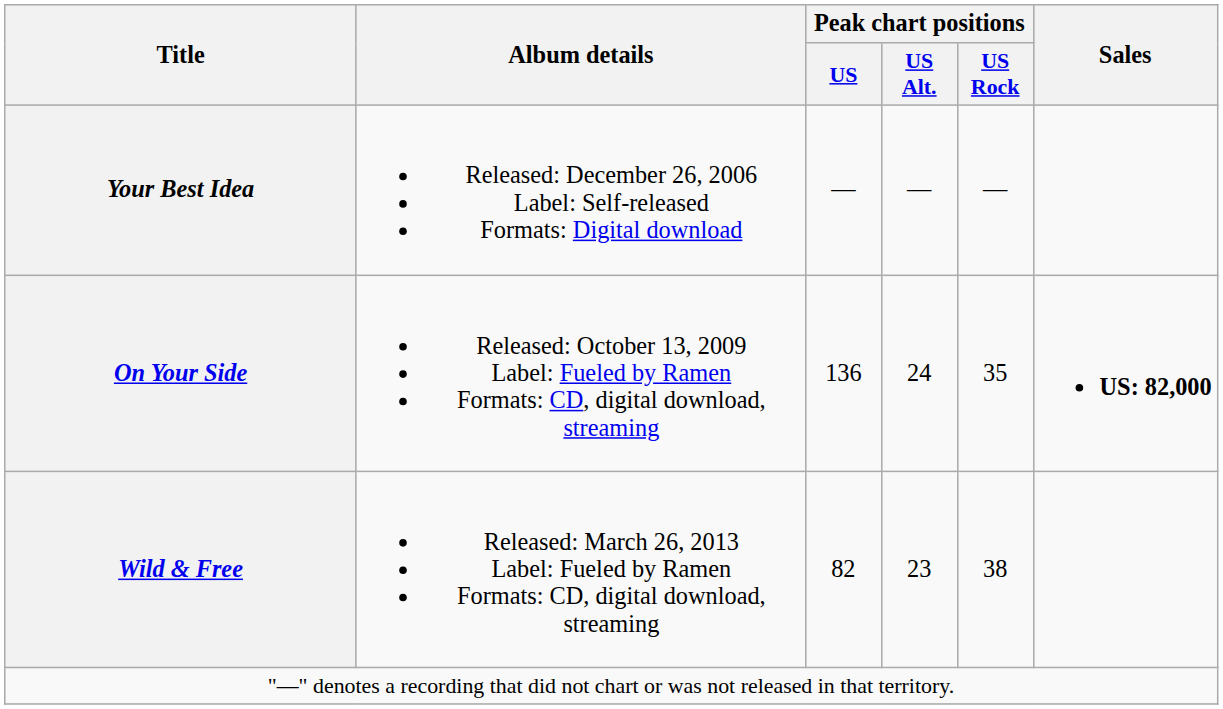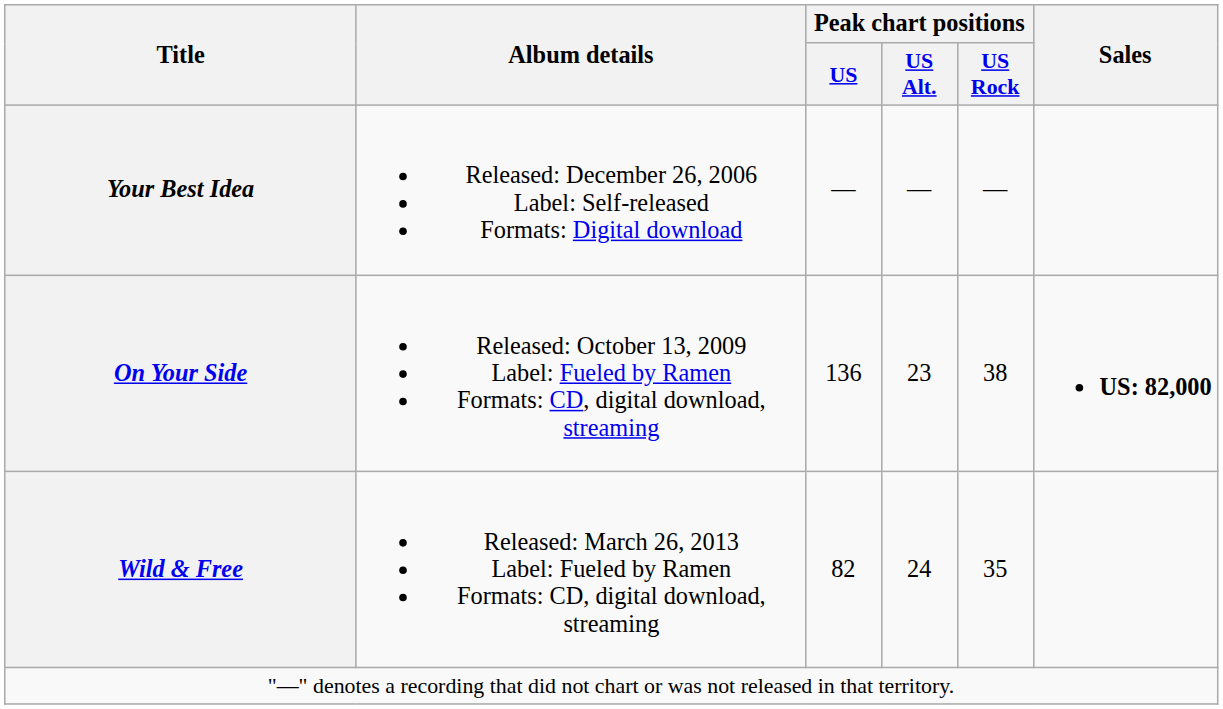(919, 372) 24 -> (919, 372) 23
(995, 372) 35 -> (995, 372) 38
(919, 569) 23 -> (919, 569) 24
(995, 569) 38 -> (995, 569) 35
